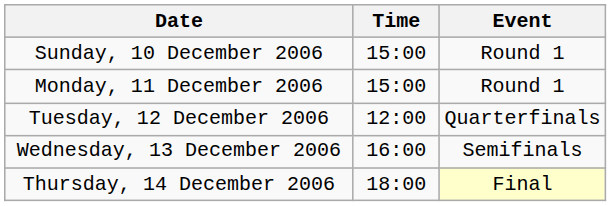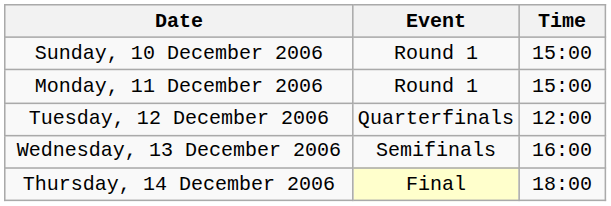columns swapped: (396, 21) <-> (522, 21)
